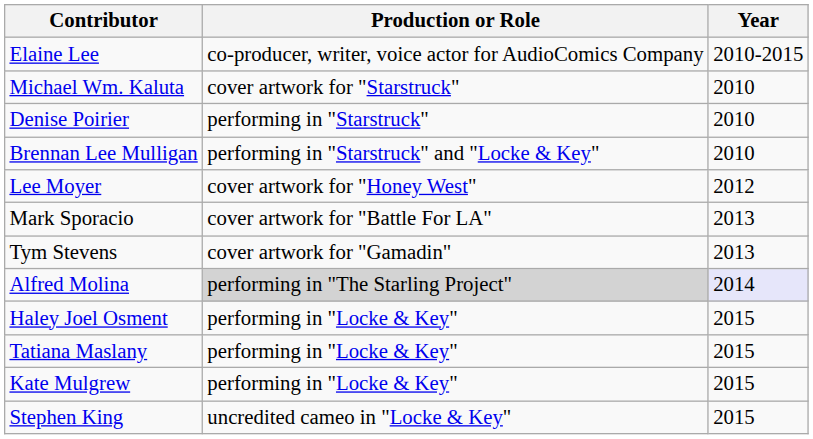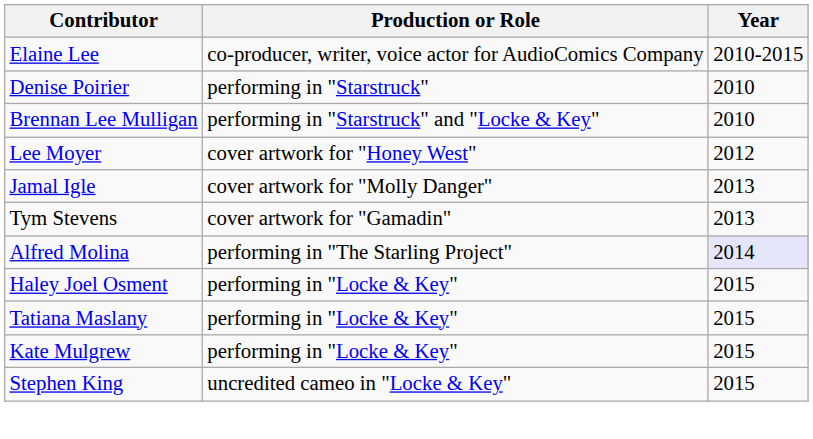- row: (97, 86)
- row: (72, 218)
+ row: (52, 185)
(360, 284) lightgrey background -> (360, 251) no background
